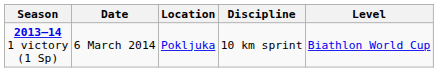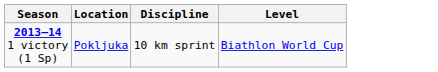- column: (115, 14)
